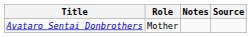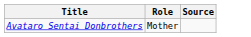- column: (196, 11)
